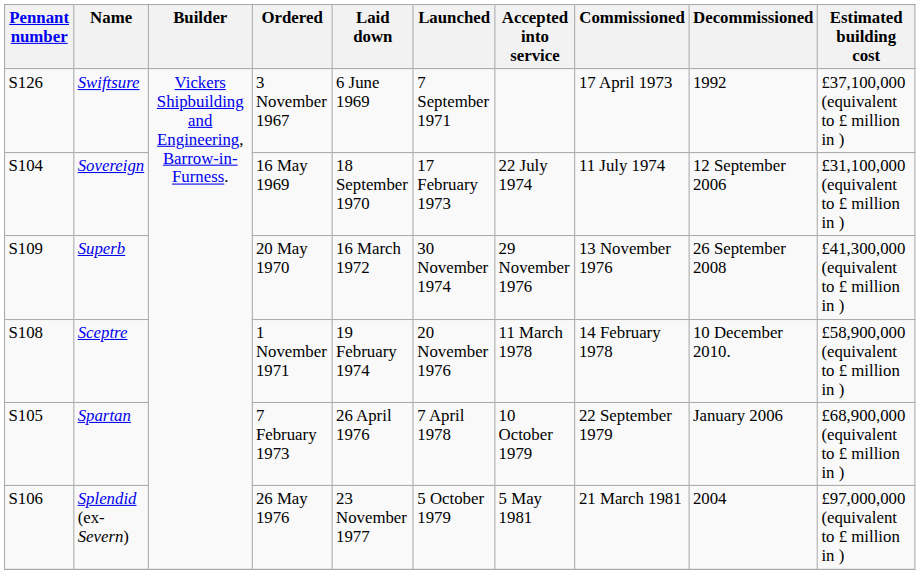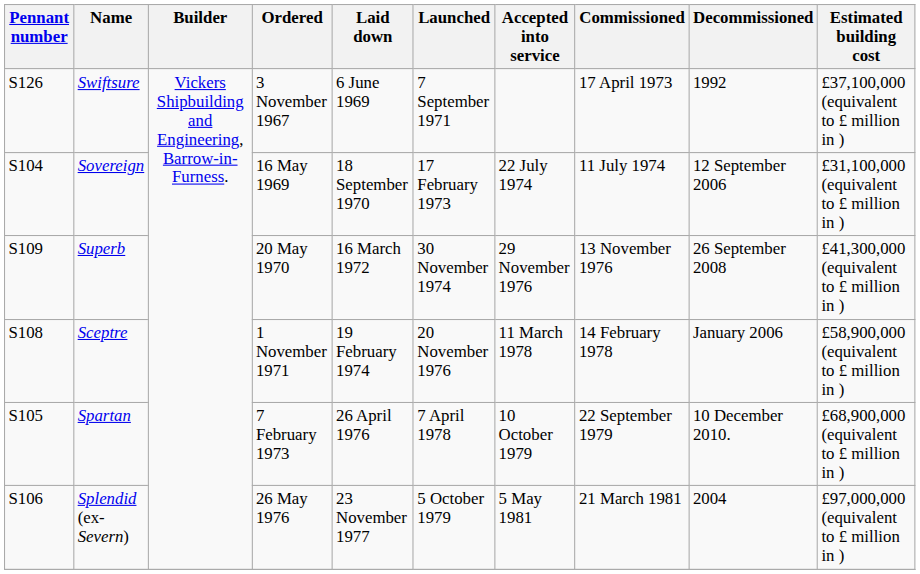(738, 341) 10 December 2010. -> (738, 332) January 2006
(738, 415) January 2006 -> (738, 425) 10 December 2010.
